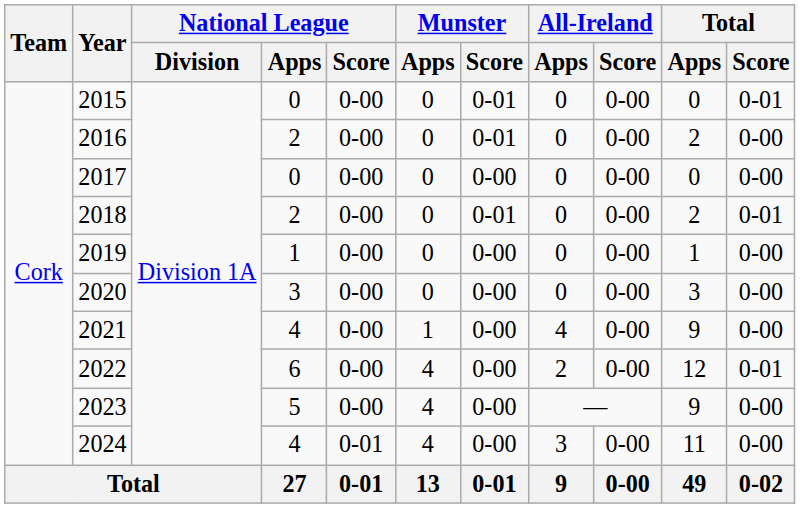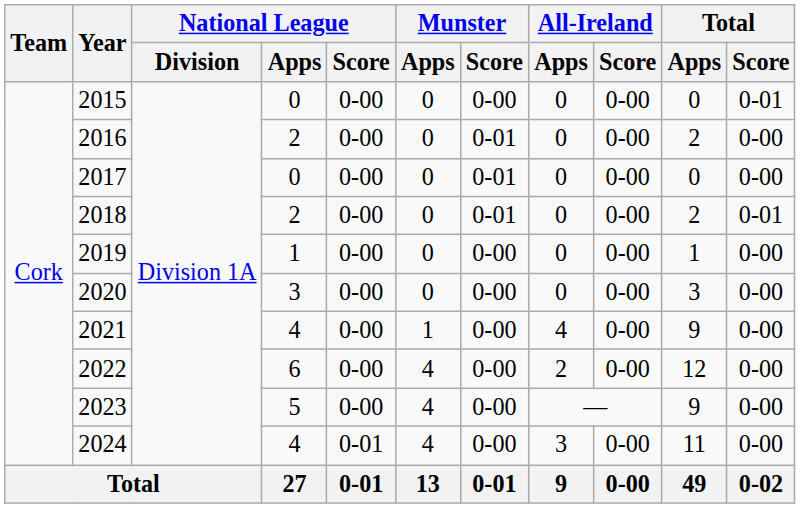(494, 100) 0-01 -> (494, 100) 0-00
(494, 176) 0-00 -> (494, 176) 0-01
(761, 368) 0-01 -> (761, 368) 0-00
